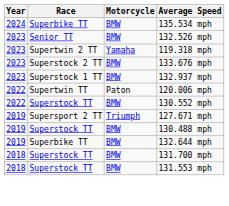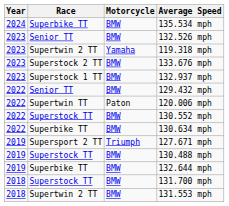+ row: (185, 90)
+ row: (185, 129)
(61, 169) Superstock TT -> (63, 195) Supertwin 2 TT
